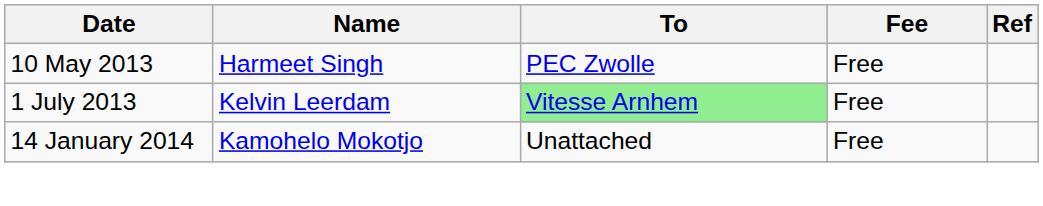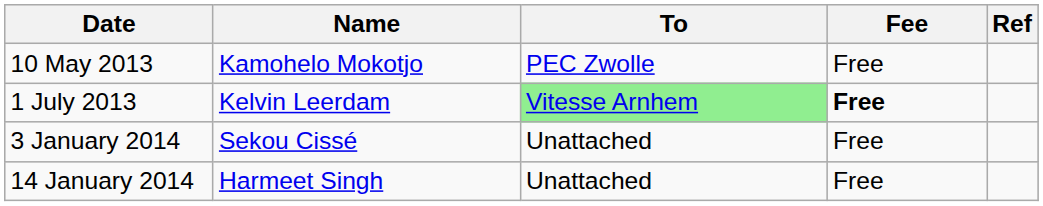(301, 63) Harmeet Singh -> (321, 63) Kamohelo Mokotjo
(858, 102) normal -> (859, 102) bold
+ row: (95, 141)
(321, 141) Kamohelo Mokotjo -> (301, 180) Harmeet Singh
